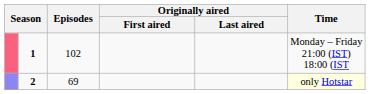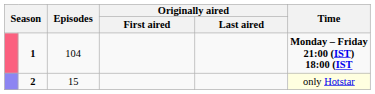(73, 53) 102 -> (73, 53) 104
(326, 53) normal -> (329, 53) bold
(73, 81) 69 -> (73, 81) 15
